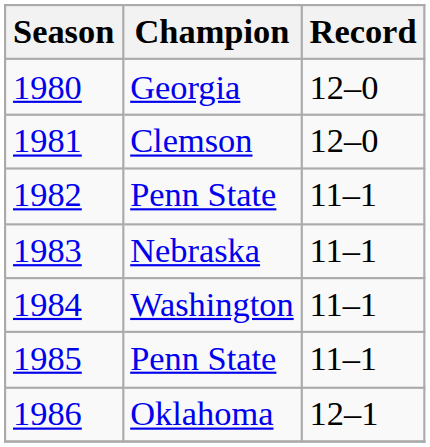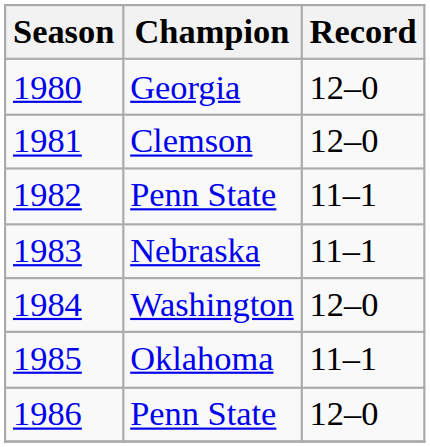(343, 304) 11–1 -> (344, 304) 12–0
(203, 359) Penn State -> (202, 359) Oklahoma
(202, 413) Oklahoma -> (203, 413) Penn State
(344, 413) 12–1 -> (344, 413) 12–0
